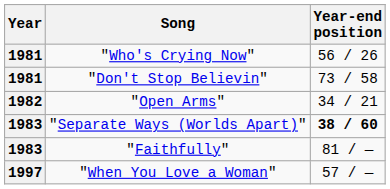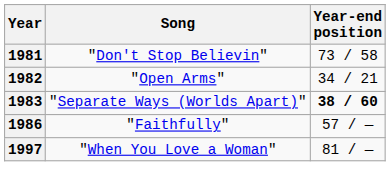- row: (178, 56)
(25, 149) 1983 -> (25, 126) 1986
(348, 149) 81 / — -> (348, 126) 57 / —
(348, 173) 57 / — -> (348, 149) 81 / —
